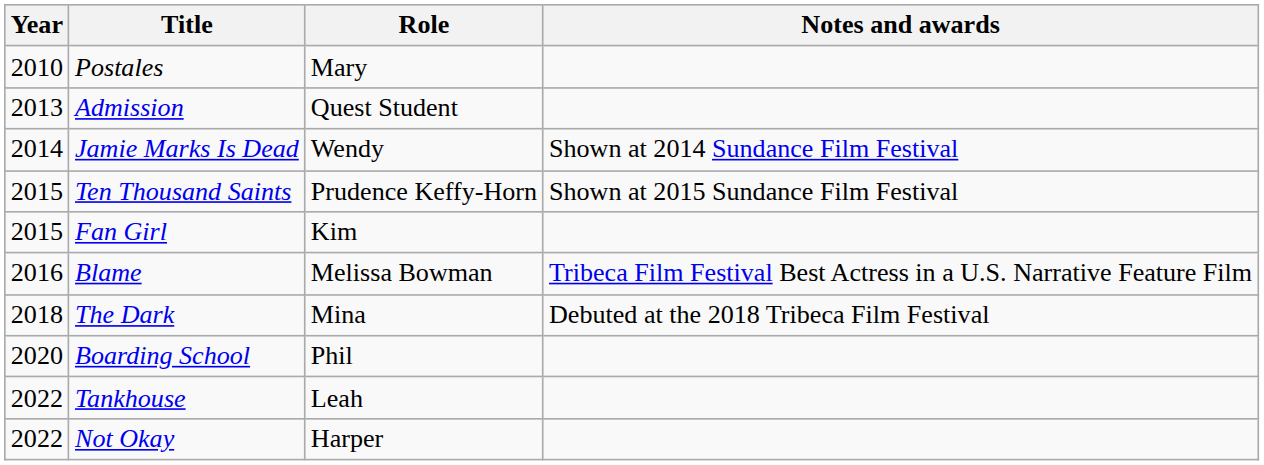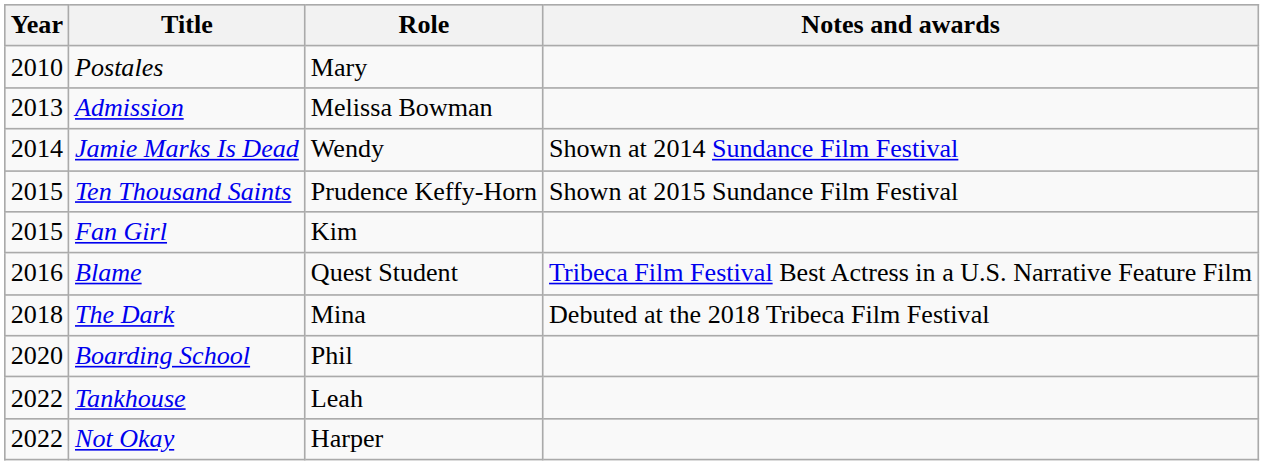(384, 107) Quest Student -> (402, 107) Melissa Bowman
(402, 273) Melissa Bowman -> (384, 273) Quest Student
